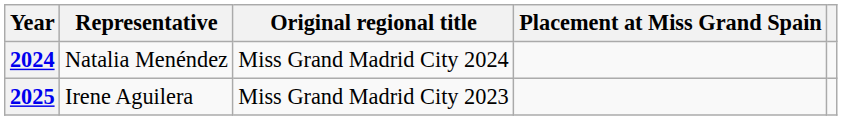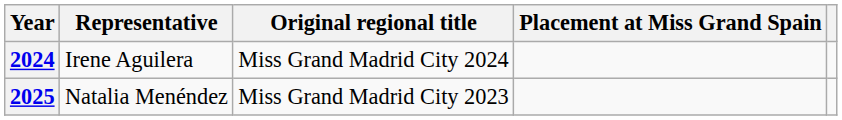(146, 59) Natalia Menéndez -> (129, 59) Irene Aguilera
(129, 96) Irene Aguilera -> (146, 96) Natalia Menéndez
